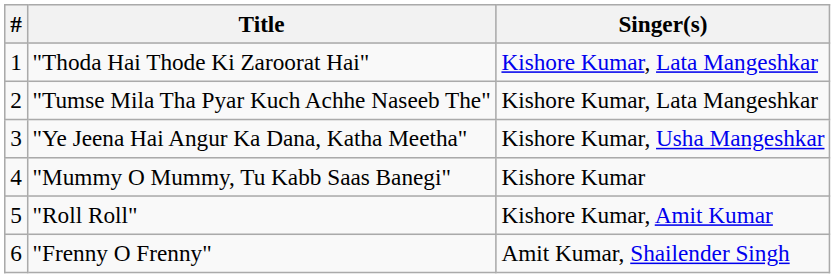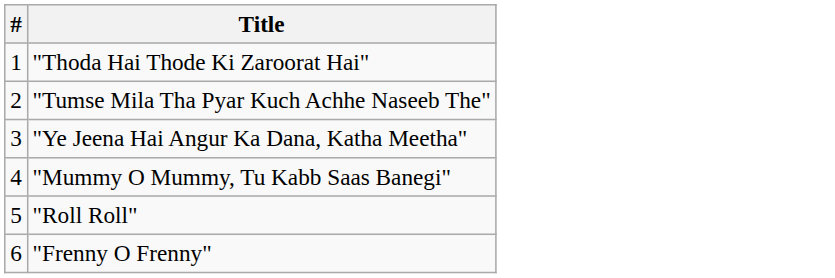- column: (663, 23)
